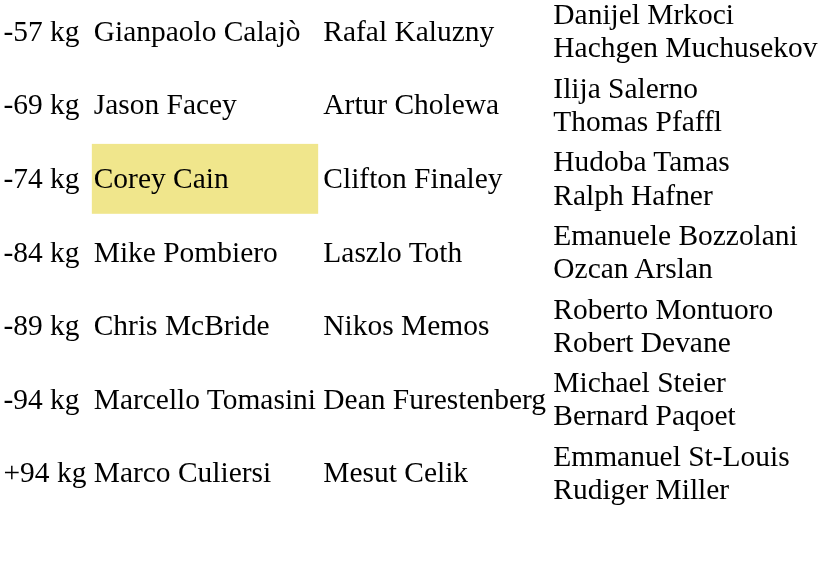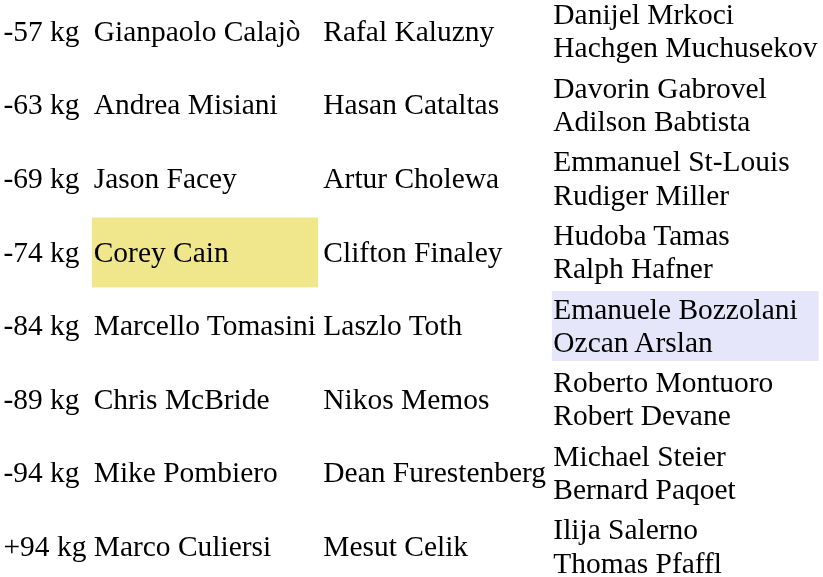+ row: (42, 104)
(638, 104) Ilija Salerno Thomas Pfaffl -> (671, 178) Emmanuel St-Louis Rudiger Miller
(186, 252) Mike Pombiero -> (205, 325) Marcello Tomasini
(676, 252) no background -> (676, 325) lavender background
(205, 399) Marcello Tomasini -> (186, 472) Mike Pombiero
(671, 472) Emmanuel St-Louis Rudiger Miller -> (638, 546) Ilija Salerno Thomas Pfaffl
